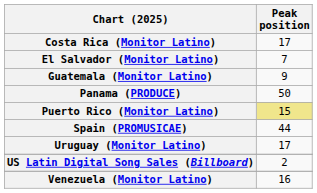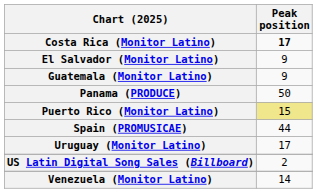(285, 42) normal -> (285, 42) bold
(285, 59) 7 -> (285, 59) 9
(285, 180) 16 -> (285, 180) 14
